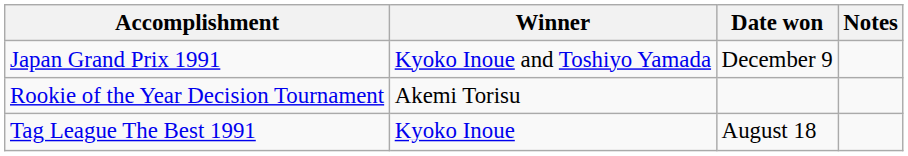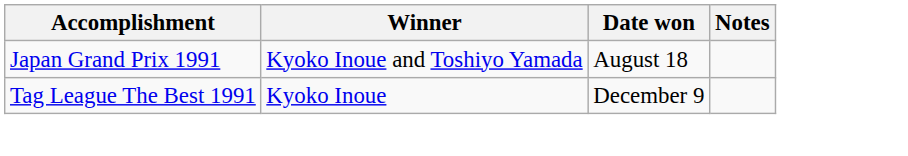(777, 58) December 9 -> (641, 58) August 18
- row: (197, 95)
(769, 131) August 18 -> (649, 95) December 9
